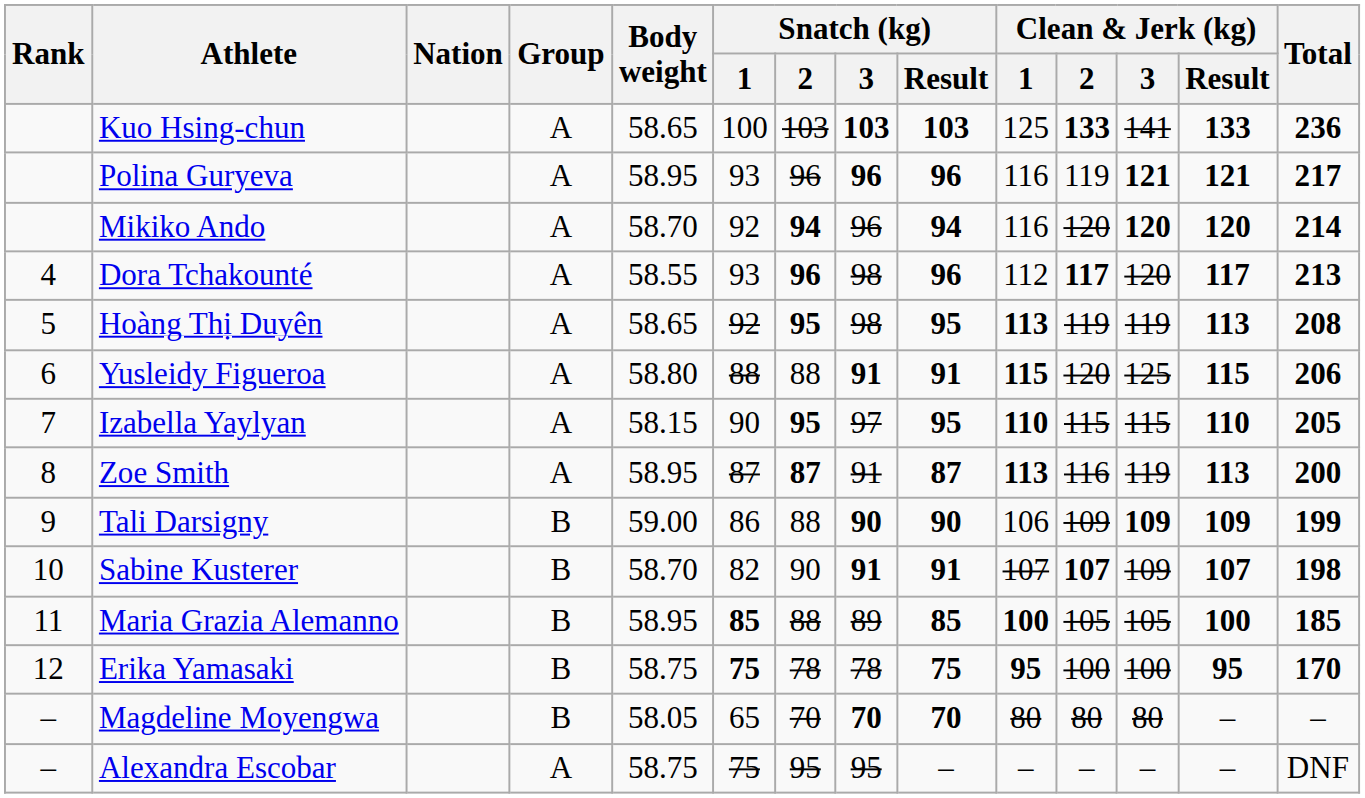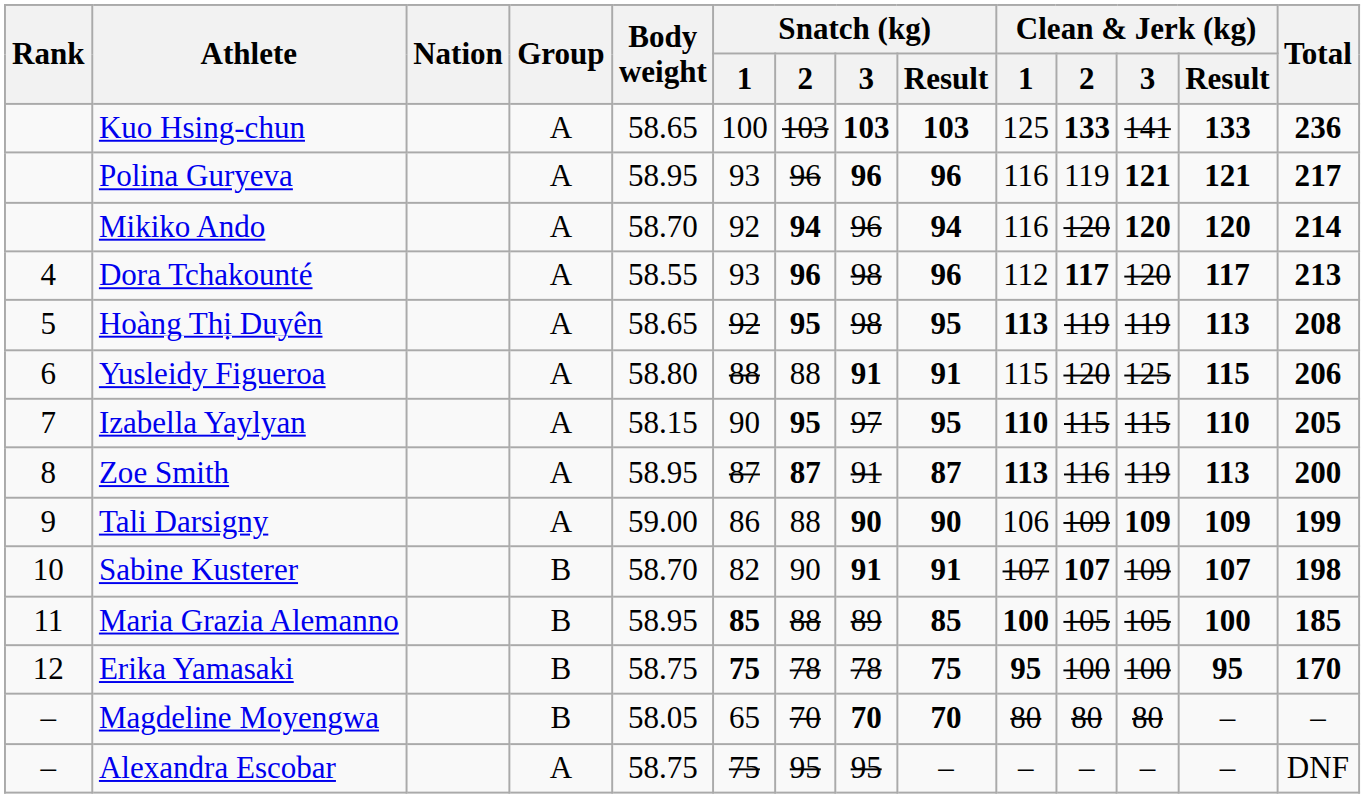(1026, 373) bold -> (1026, 373) normal
(561, 521) B -> (561, 521) A
